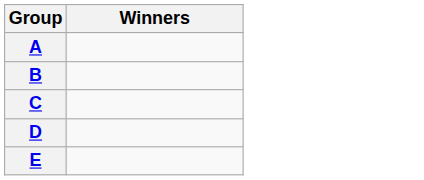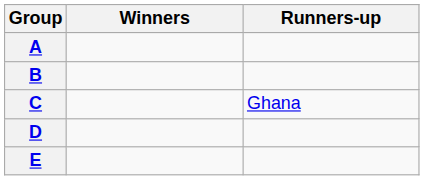+ column: (331, 18)
